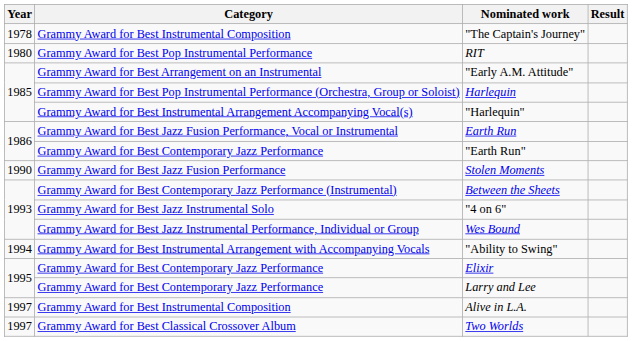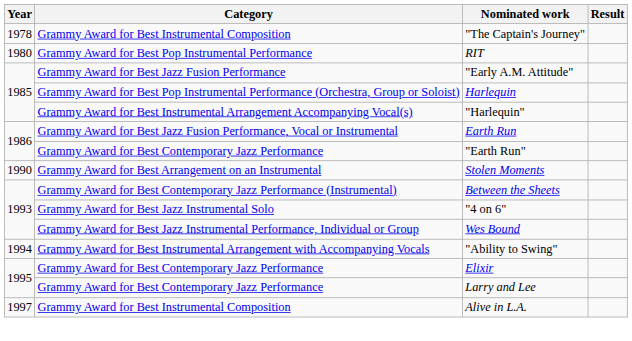(179, 72) Grammy Award for Best Arrangement on an Instrumental -> (162, 72) Grammy Award for Best Jazz Fusion Performance
(162, 170) Grammy Award for Best Jazz Fusion Performance -> (179, 170) Grammy Award for Best Arrangement on an Instrumental
- row: (494, 326)
